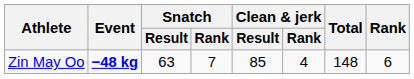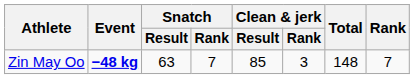(304, 62) 4 -> (304, 62) 3
(388, 62) 6 -> (388, 62) 7
